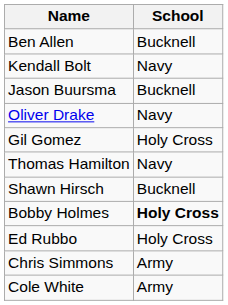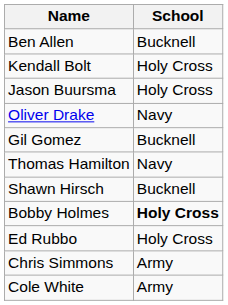(155, 66) Navy -> (175, 66) Holy Cross
(166, 90) Bucknell -> (175, 90) Holy Cross
(175, 139) Holy Cross -> (166, 139) Bucknell
